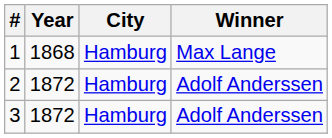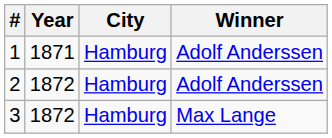(52, 52) 1868 -> (52, 52) 1871
(226, 52) Max Lange -> (250, 52) Adolf Anderssen
(250, 116) Adolf Anderssen -> (226, 116) Max Lange
